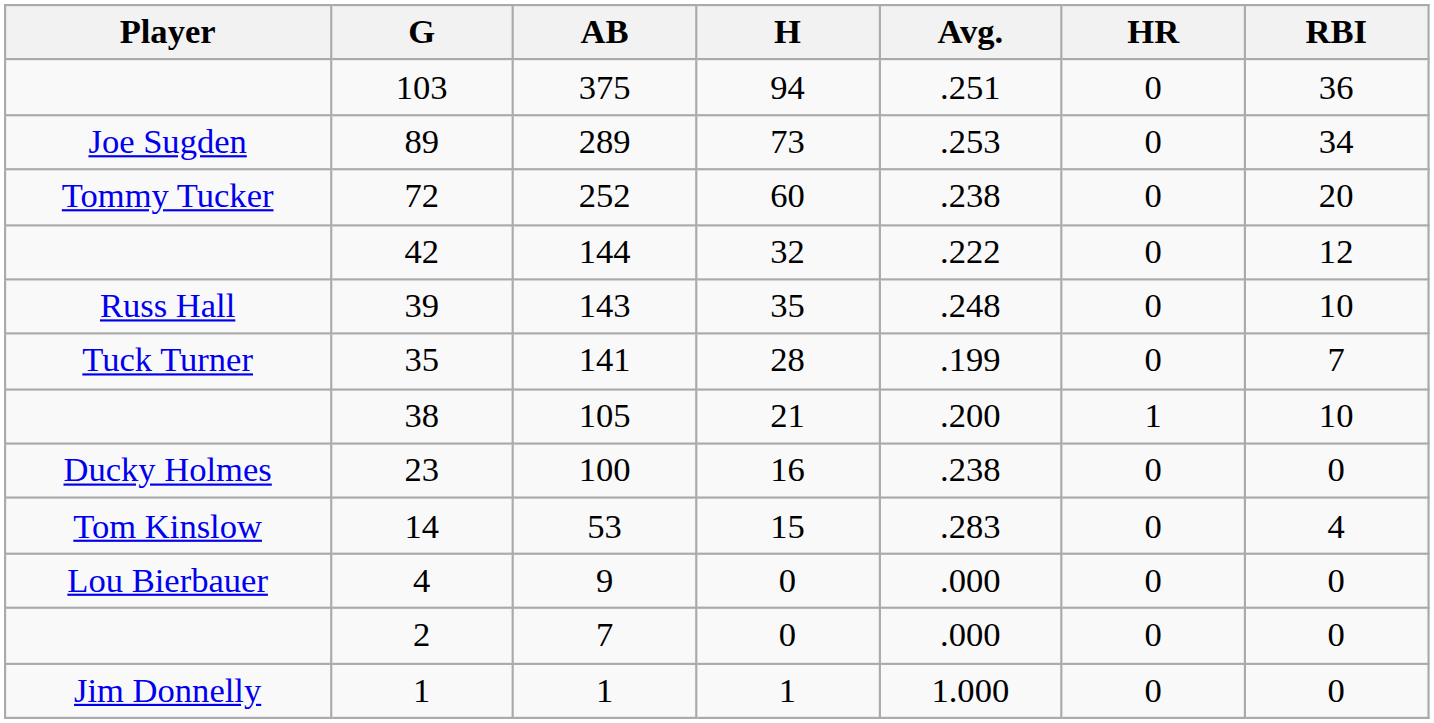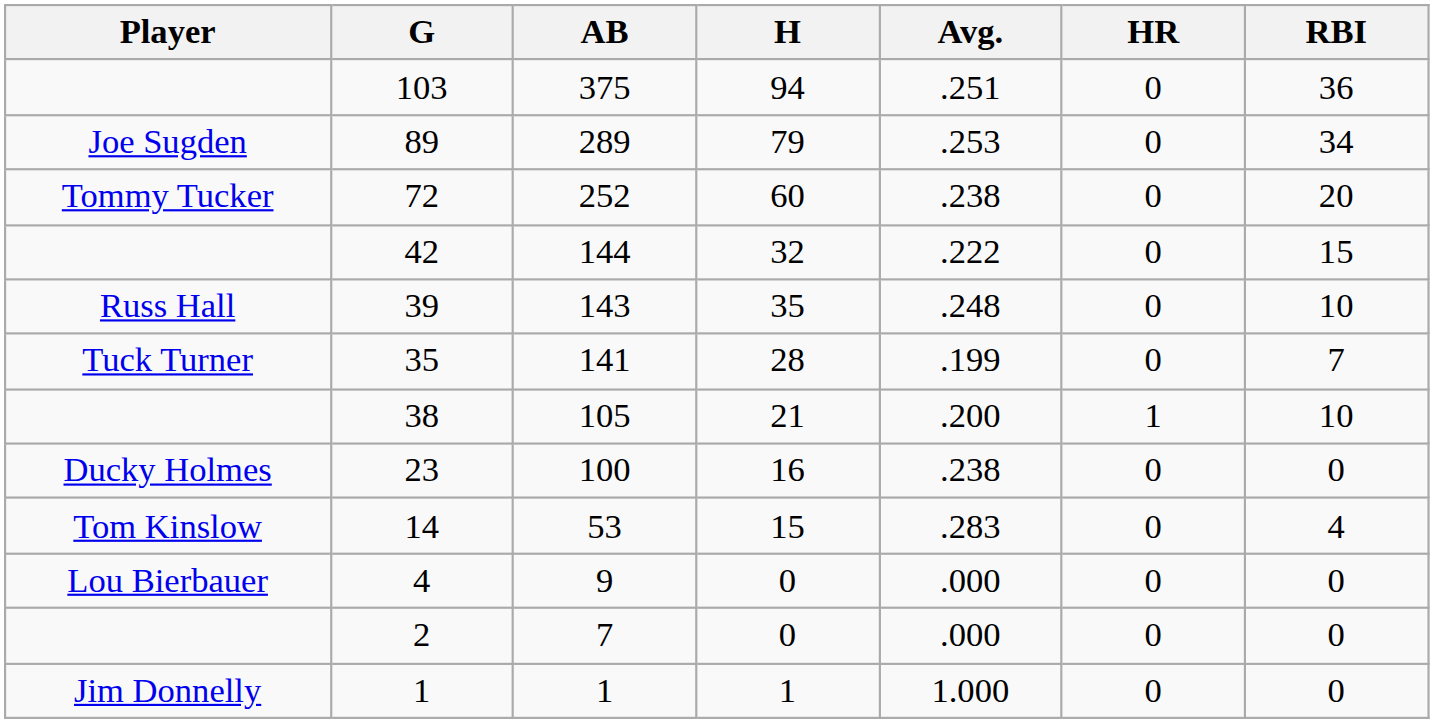(787, 141) 73 -> (787, 141) 79
(1336, 251) 12 -> (1336, 251) 15
